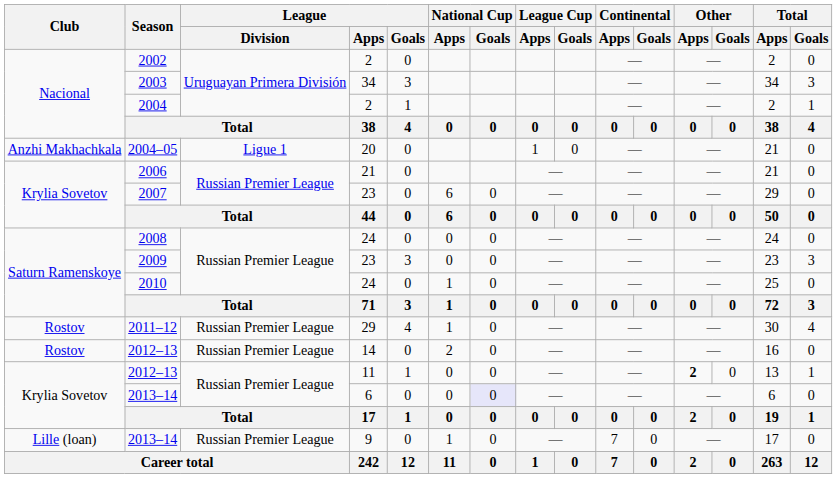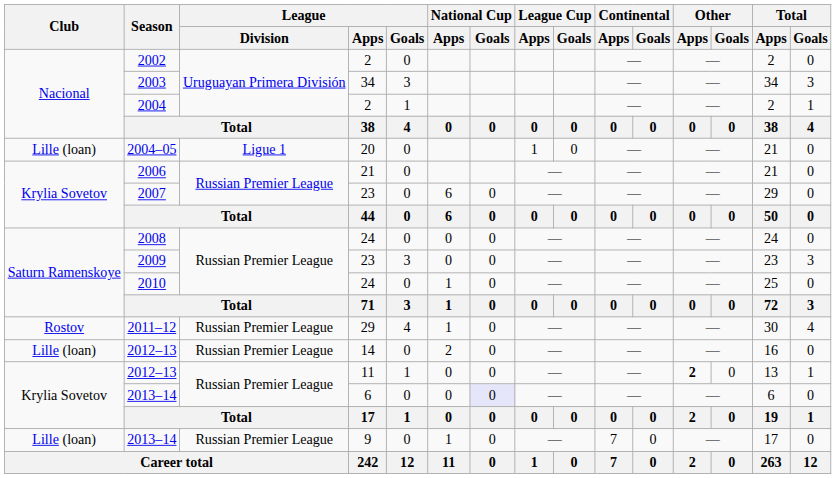(65, 149) Anzhi Makhachkala -> (64, 149) Lille (loan)
(65, 350) Rostov -> (64, 350) Lille (loan)
